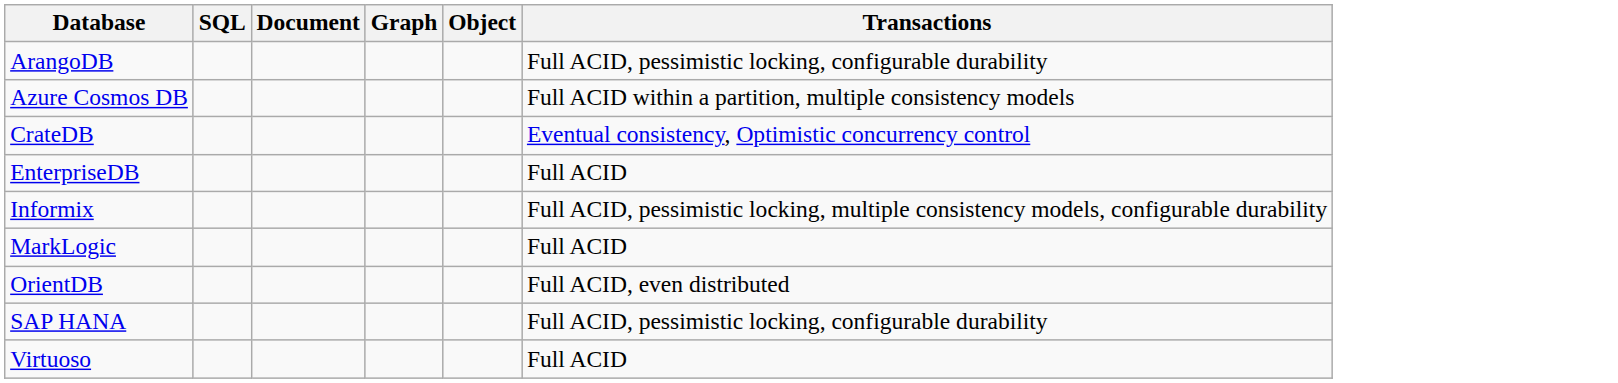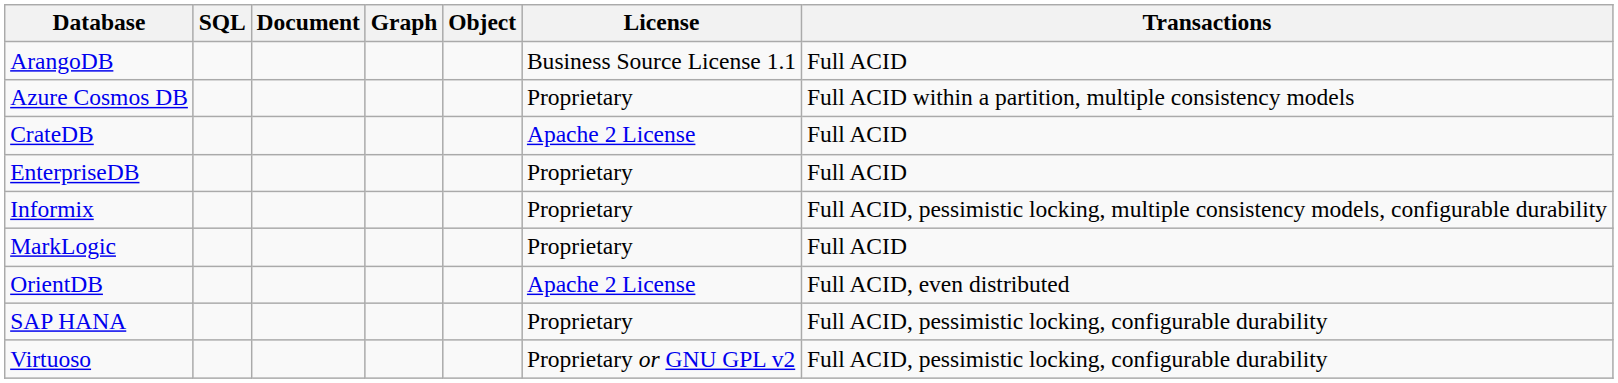+ column: (661, 23)
(787, 60) Full ACID, pessimistic locking, configurable durability -> (857, 60) Full ACID
(779, 135) Eventual consistency, Optimistic concurrency control -> (857, 135) Full ACID
(577, 358) Full ACID -> (1067, 358) Full ACID, pessimistic locking, configurable durability
